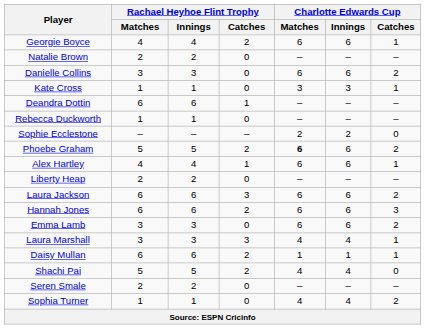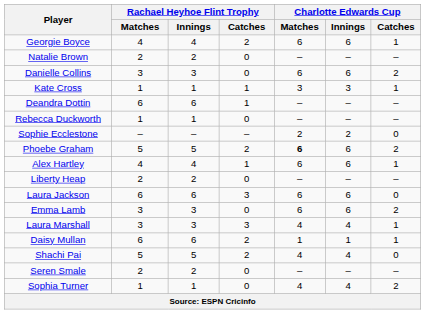(247, 88) 0 -> (247, 88) 1
(396, 194) 2 -> (396, 194) 0
- row: (58, 210)
